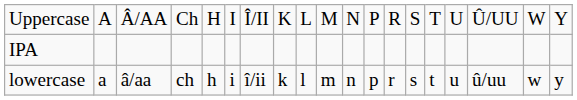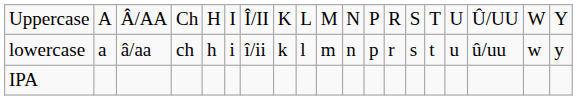rows swapped: (47, 79) <-> (23, 49)
